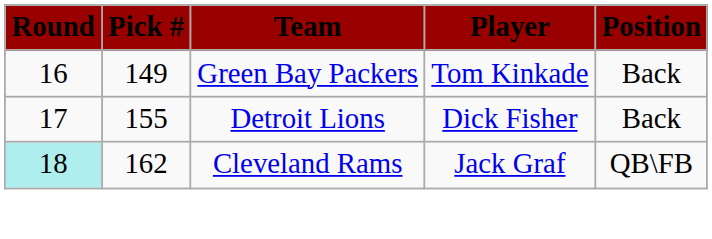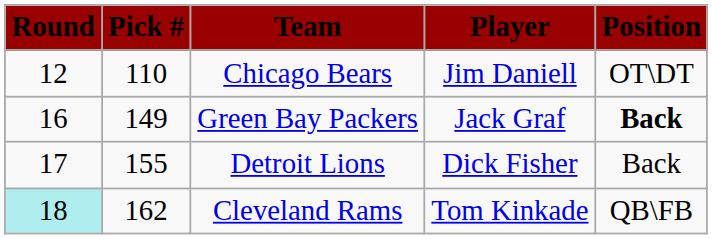+ row: (308, 73)
(510, 73) Tom Kinkade -> (510, 118) Jack Graf
(651, 73) normal -> (651, 118) bold
(510, 164) Jack Graf -> (510, 210) Tom Kinkade
